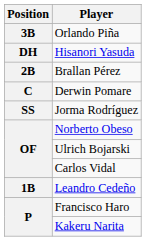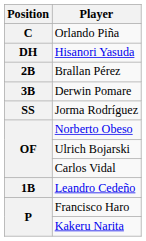(28, 33) 3B -> (28, 33) C
(28, 91) C -> (28, 91) 3B
